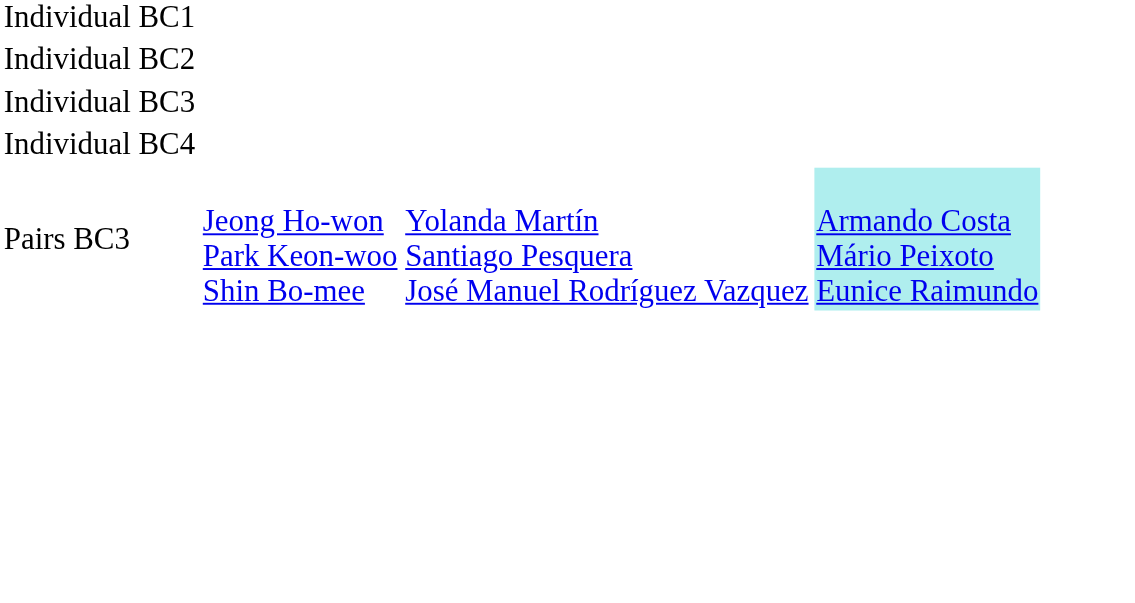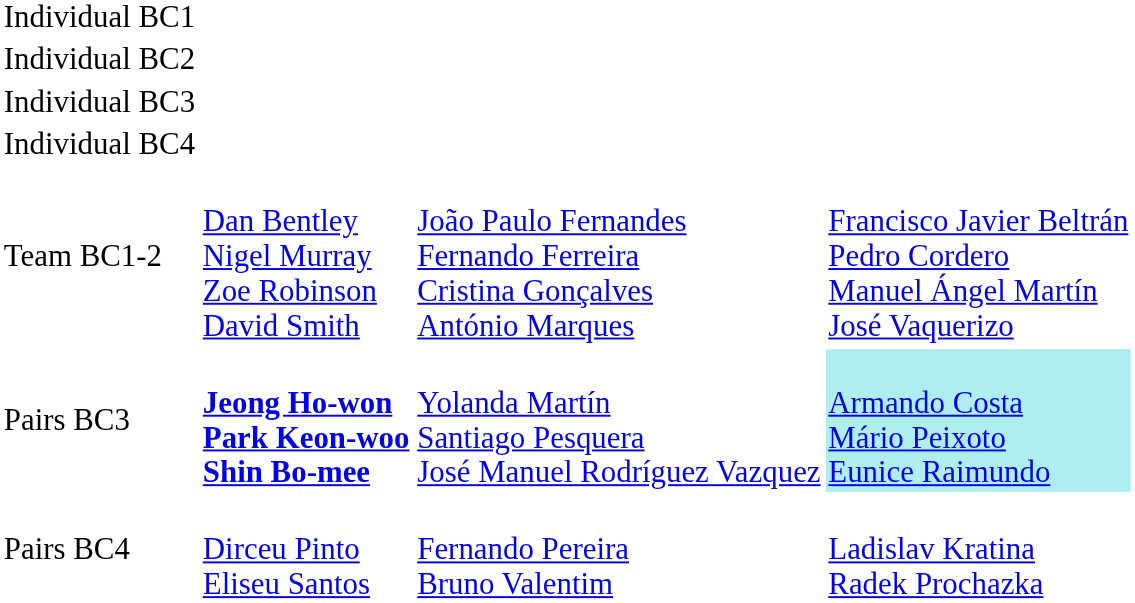+ row: (83, 256)
(300, 256) normal -> (306, 437) bold
+ row: (67, 549)
